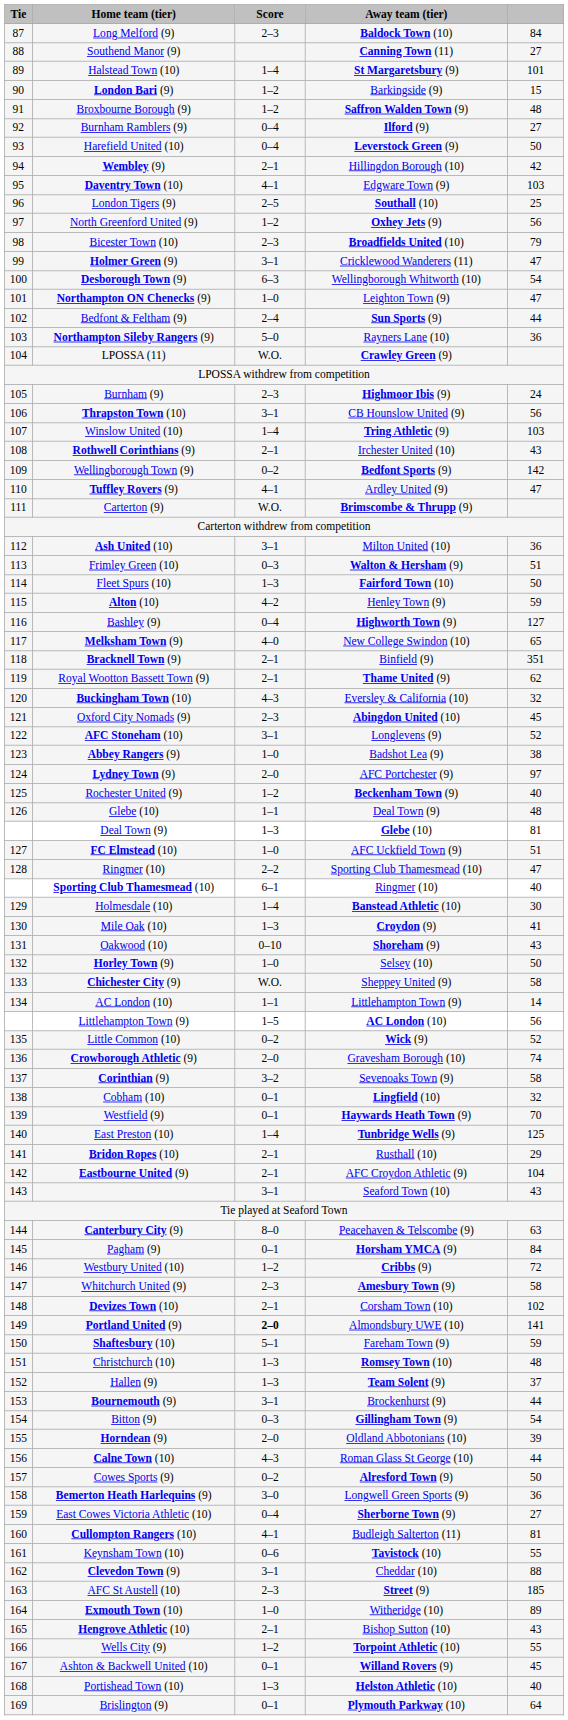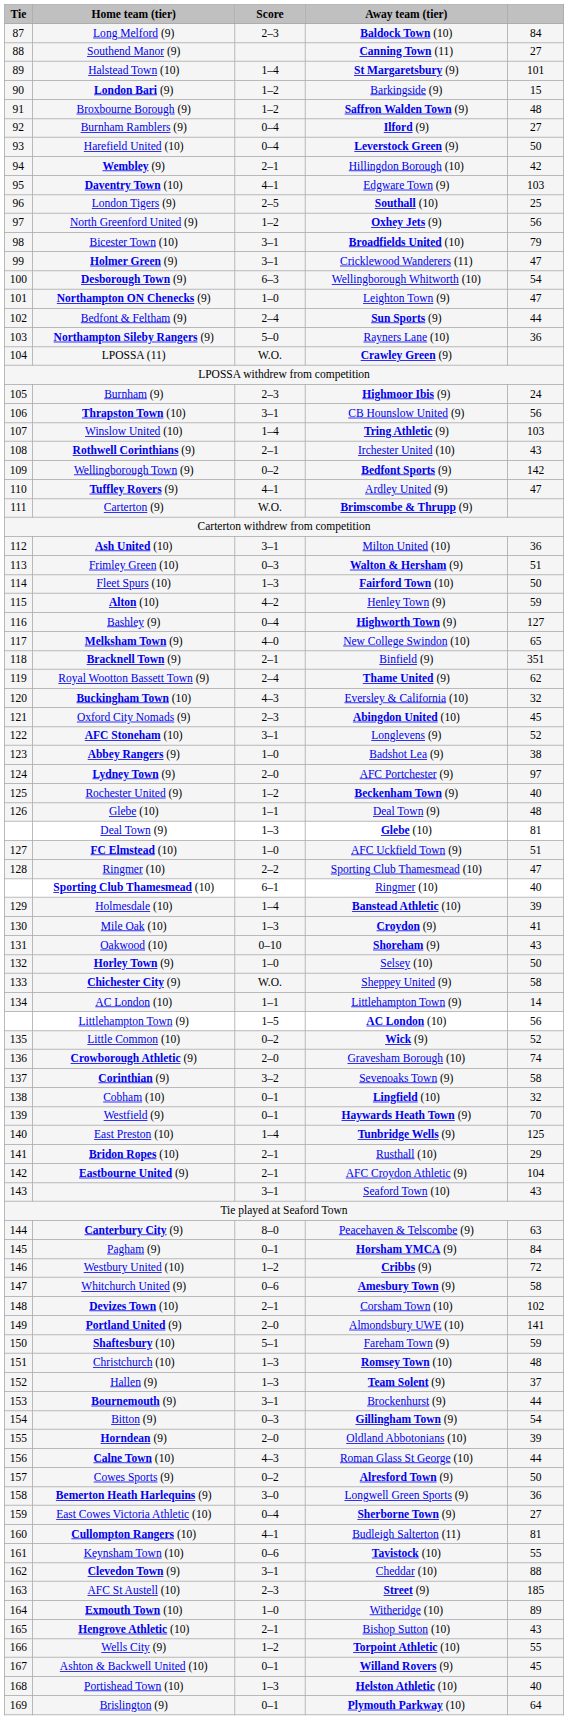(270, 242) 2–3 -> (270, 242) 3–1
(270, 679) 2–1 -> (270, 679) 2–4
(536, 907) 30 -> (536, 907) 39
(270, 1287) 2–3 -> (270, 1287) 0–6
(270, 1325) bold -> (270, 1325) normal
